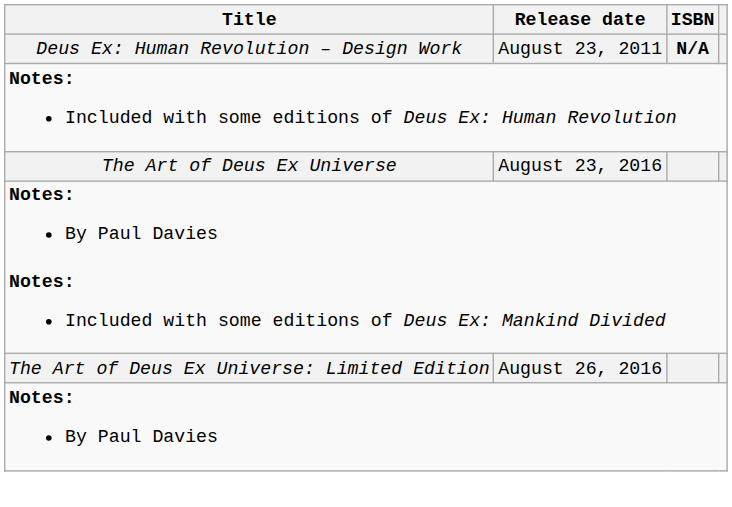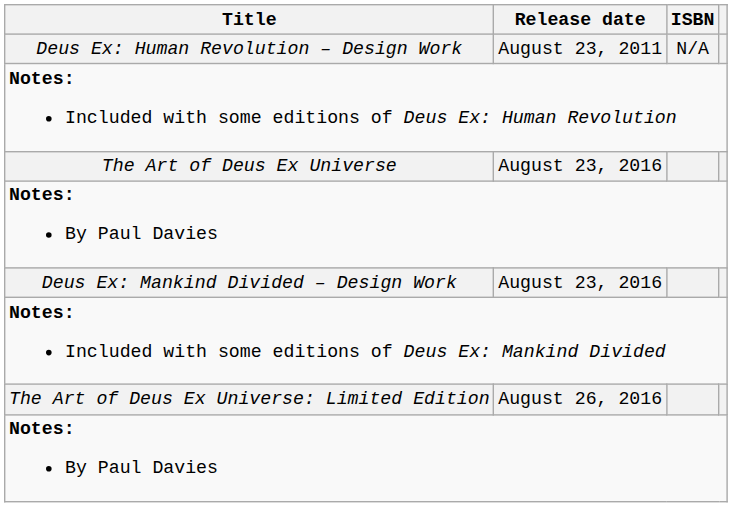(693, 49) bold -> (693, 49) normal
+ row: (249, 283)
